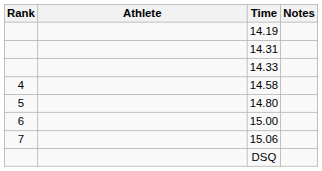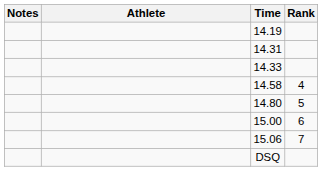columns swapped: (21, 13) <-> (299, 13)
